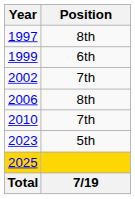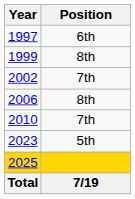(86, 36) 8th -> (86, 36) 6th
(86, 57) 6th -> (86, 57) 8th
